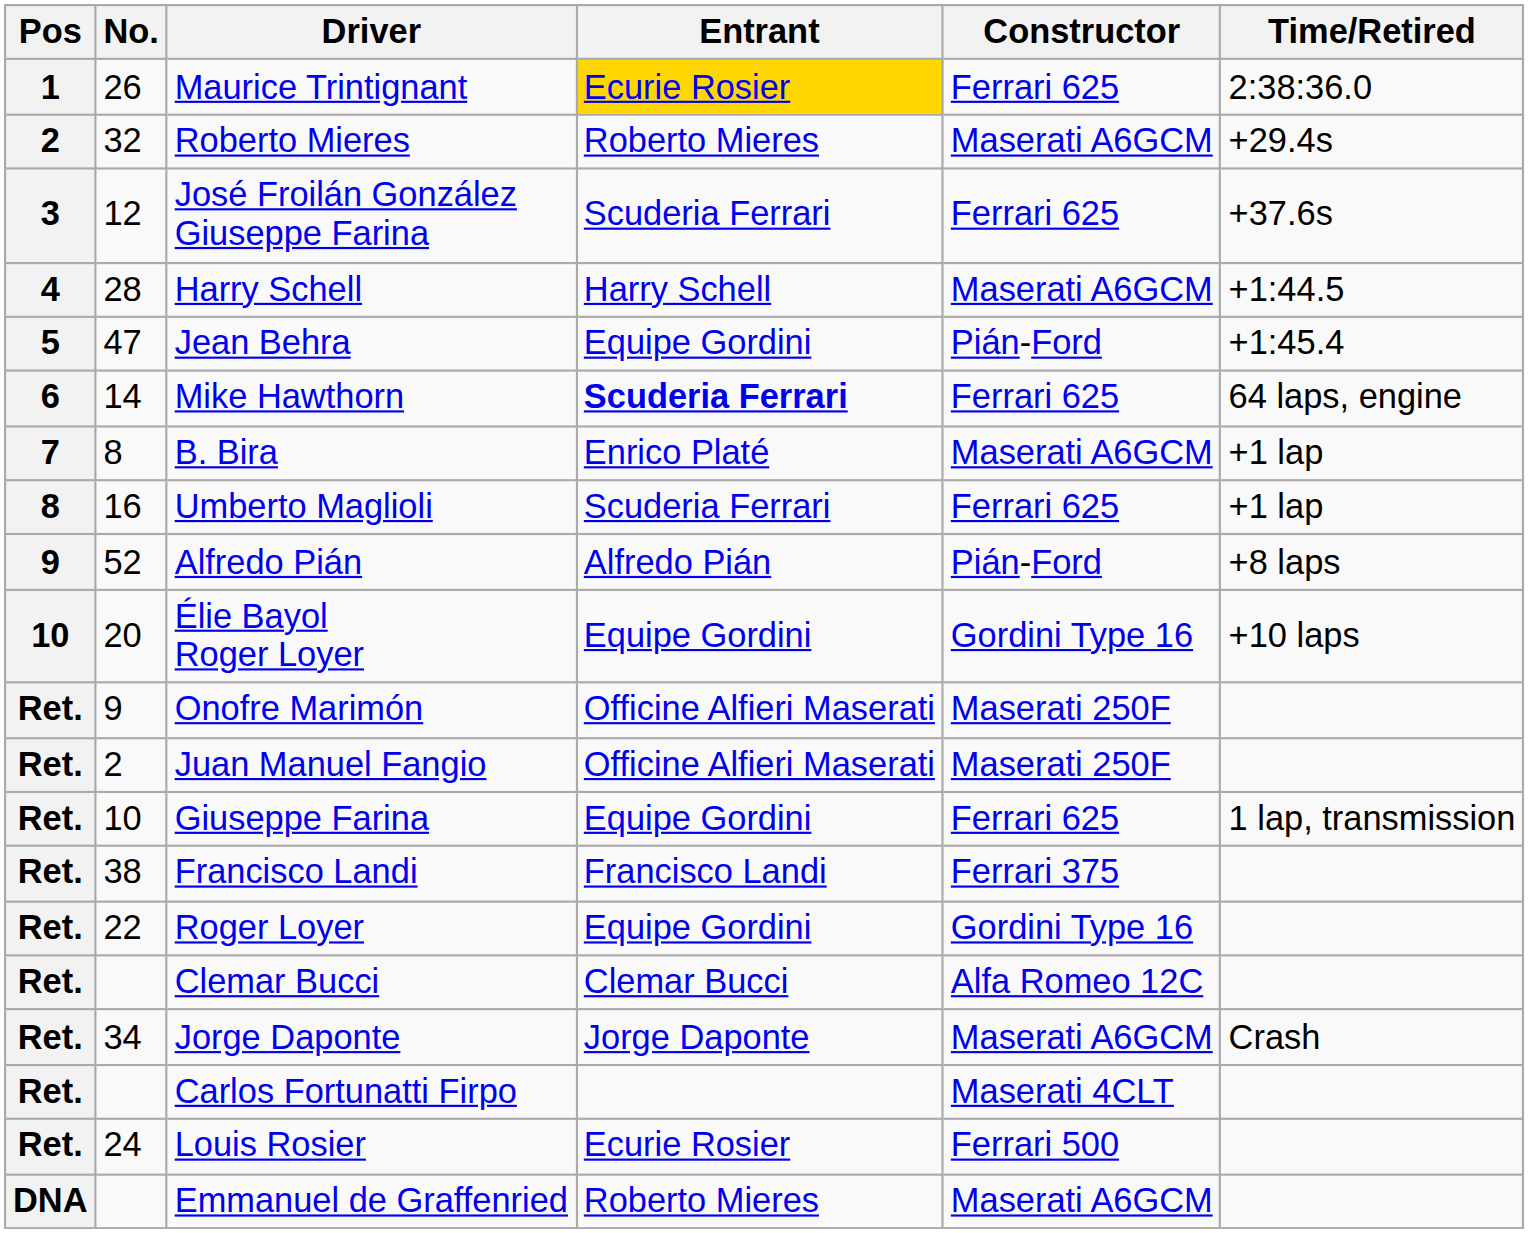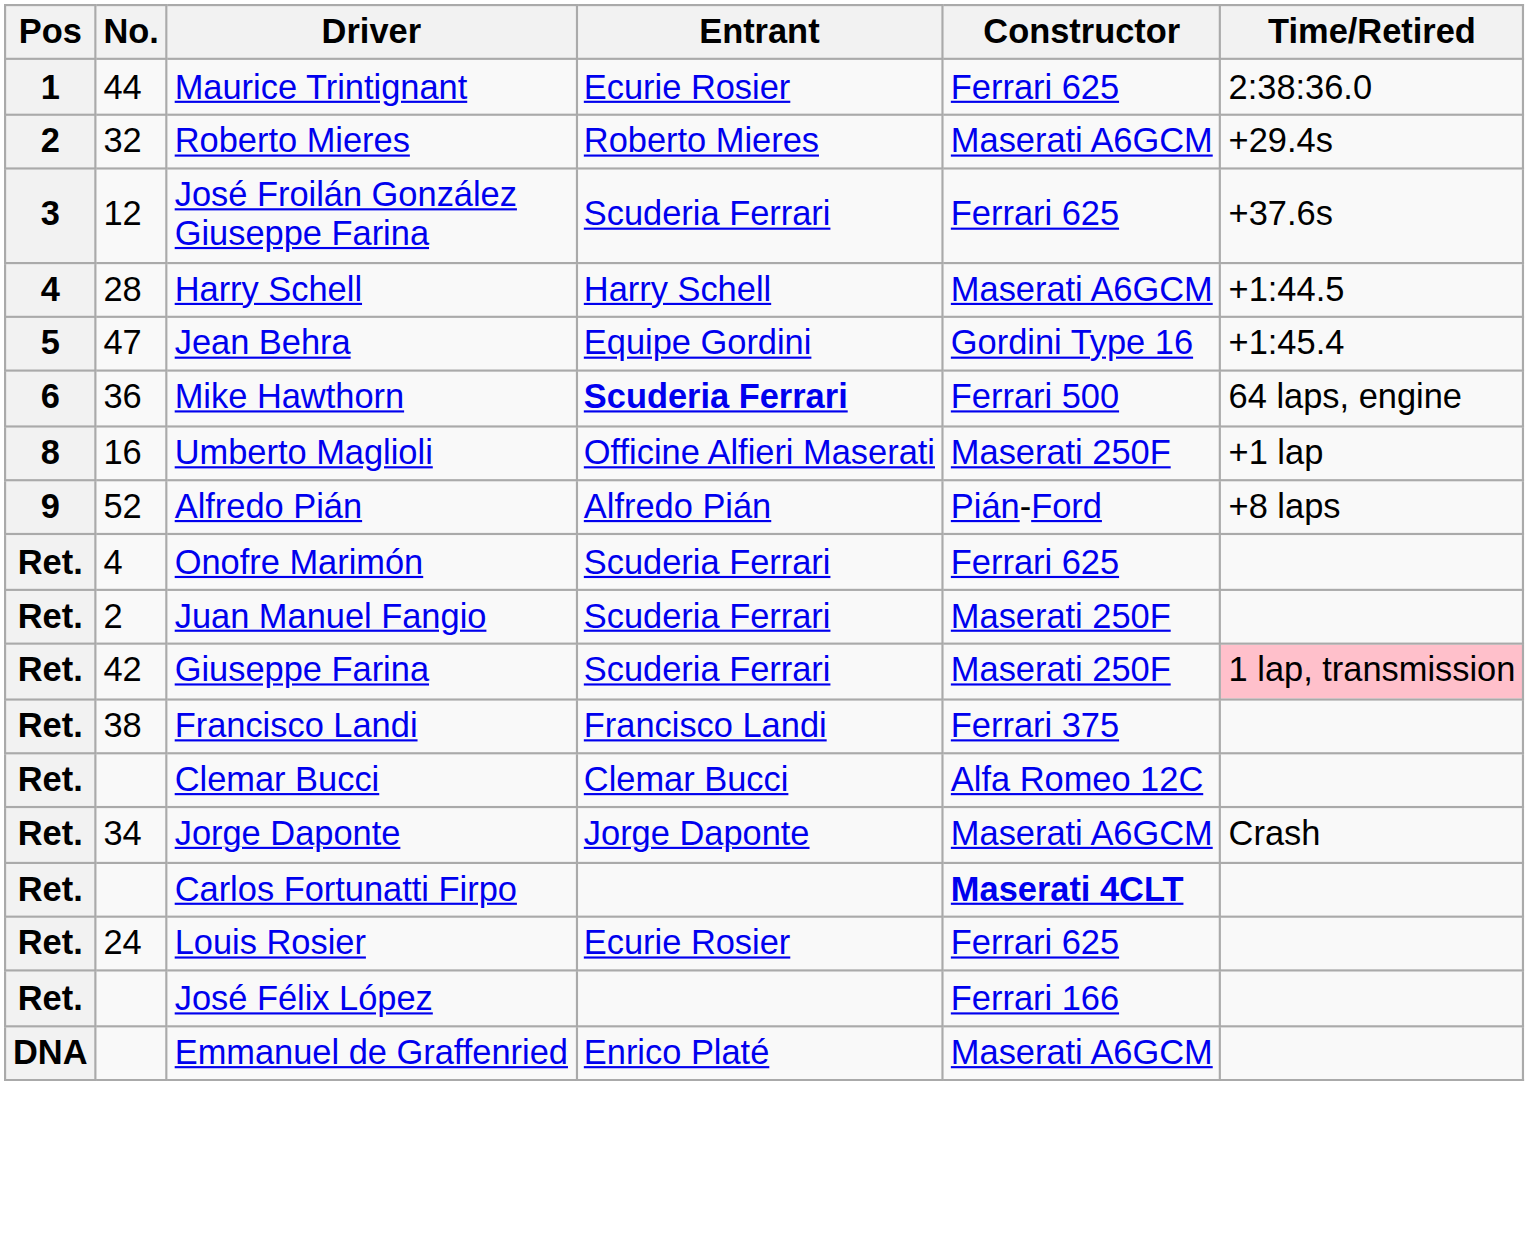(123, 86) 26 -> (123, 86) 44
(687, 86) gold background -> (687, 86) no background
(1026, 343) Pián-Ford -> (1072, 343) Gordini Type 16
(123, 397) 14 -> (123, 397) 36
(1035, 397) Ferrari 625 -> (1035, 397) Ferrari 500
- row: (226, 452)
(707, 506) Scuderia Ferrari -> (759, 452) Officine Alfieri Maserati
(1035, 506) Ferrari 625 -> (1061, 452) Maserati 250F
- row: (269, 635)
(113, 709) 9 -> (113, 561) 4
(759, 709) Officine Alfieri Maserati -> (707, 561) Scuderia Ferrari
(1061, 709) Maserati 250F -> (1035, 561) Ferrari 625
(759, 763) Officine Alfieri Maserati -> (707, 616) Scuderia Ferrari
(123, 818) 10 -> (123, 670) 42
(698, 818) Equipe Gordini -> (707, 670) Scuderia Ferrari
(1035, 818) Ferrari 625 -> (1061, 670) Maserati 250F
(1372, 818) no background -> (1372, 670) pink background
- row: (269, 927)
(1062, 1091) normal -> (1067, 888) bold
(1035, 1145) Ferrari 500 -> (1035, 943) Ferrari 625
+ row: (304, 997)
(701, 1200) Roberto Mieres -> (677, 1052) Enrico Platé
